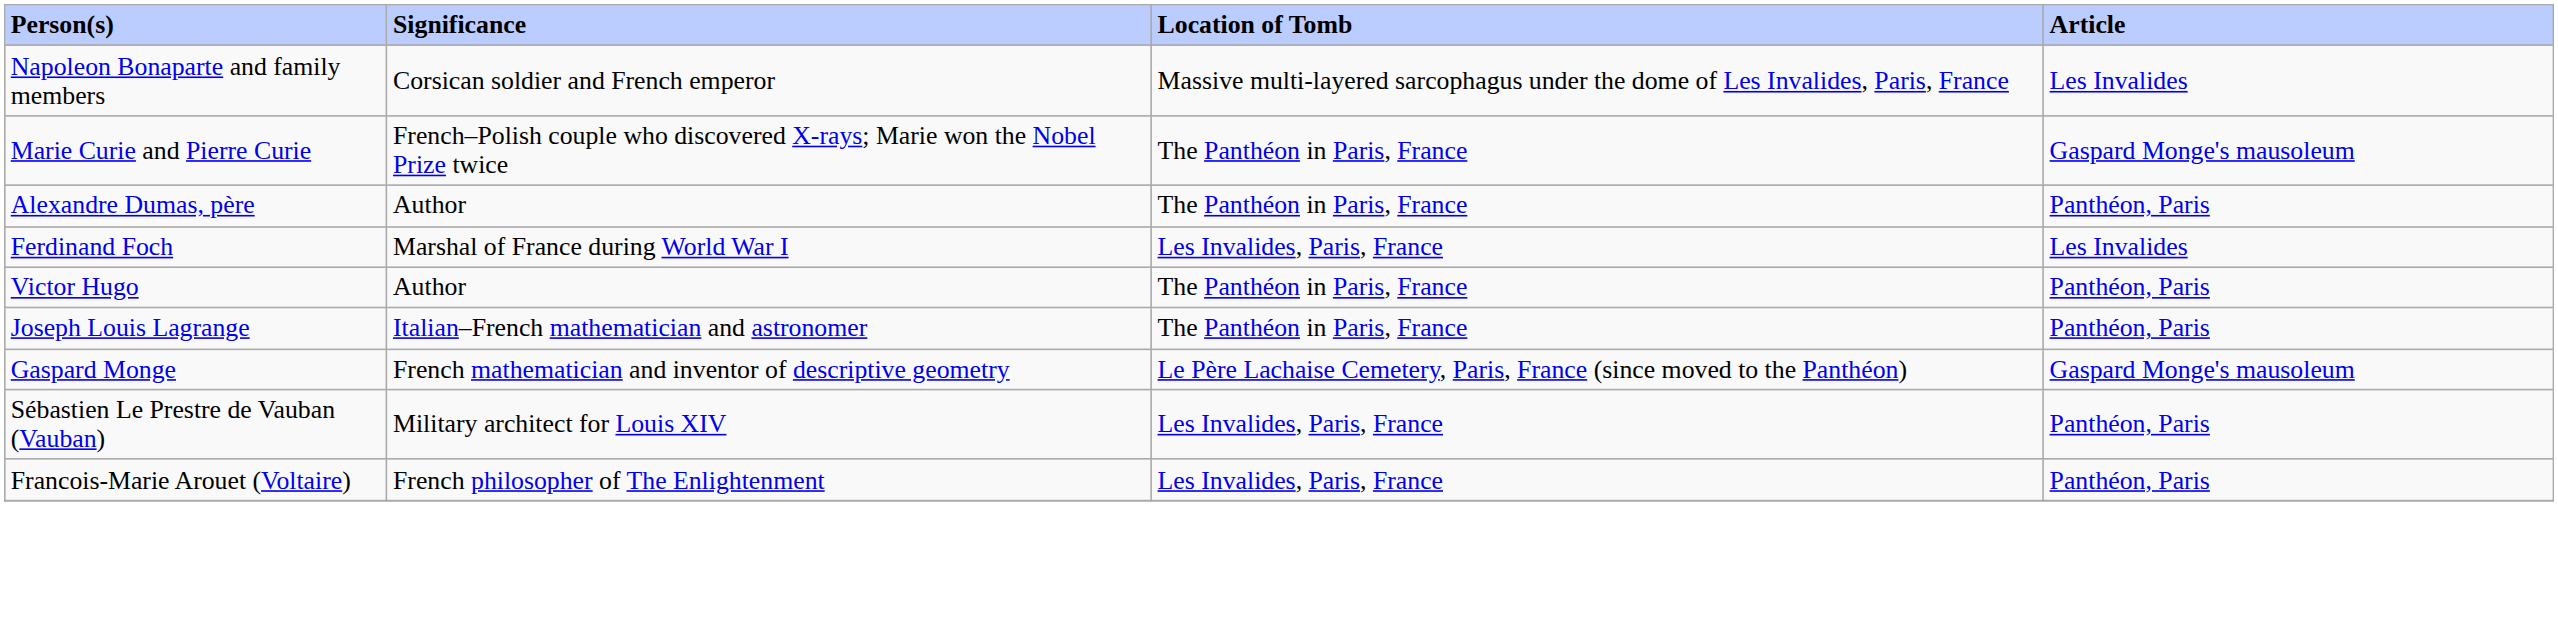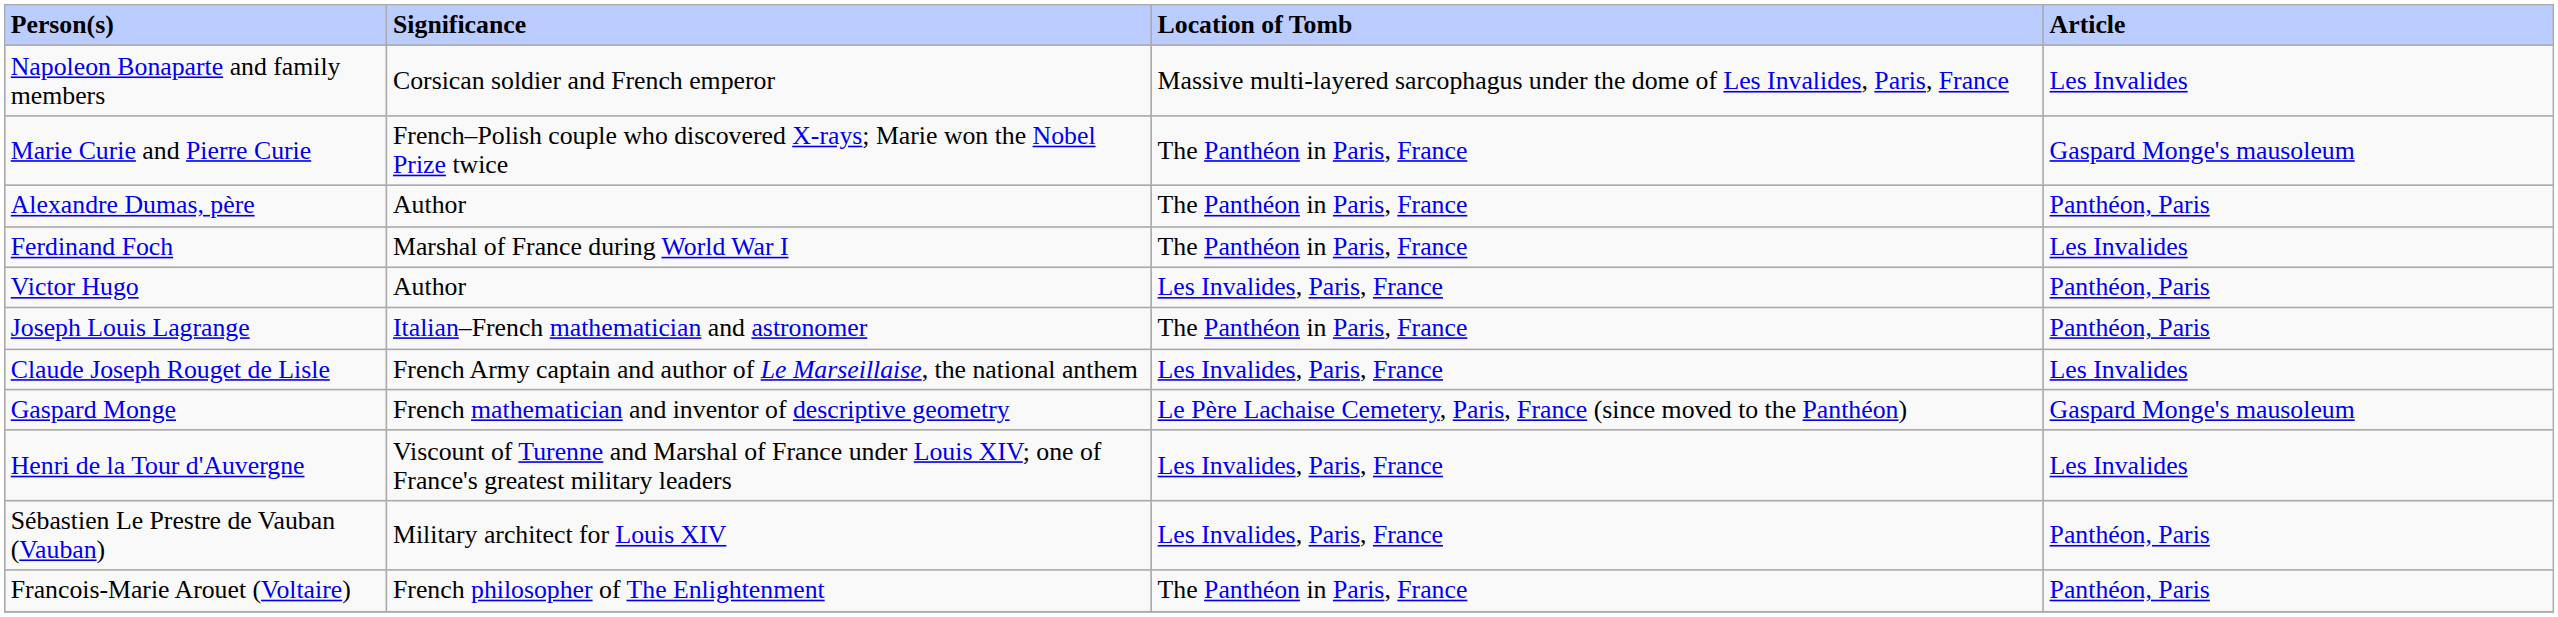(1300, 246) Les Invalides, Paris, France -> (1312, 246) The Panthéon in Paris, France
(1312, 287) The Panthéon in Paris, France -> (1300, 287) Les Invalides, Paris, France
+ row: (170, 368)
+ row: (158, 465)
(1300, 479) Les Invalides, Paris, France -> (1312, 590) The Panthéon in Paris, France
